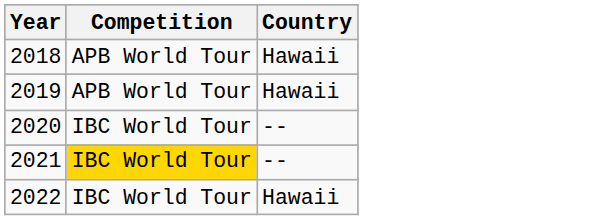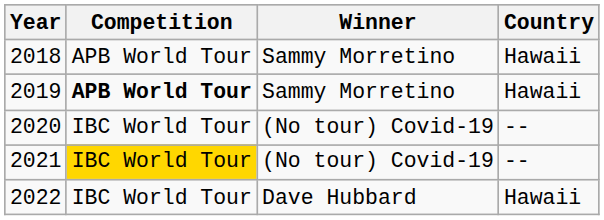+ column: (378, 22)
(162, 92) normal -> (162, 92) bold
